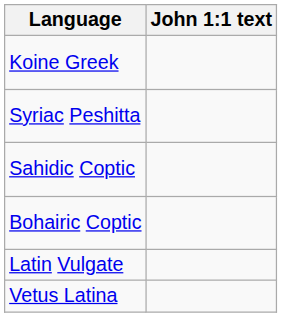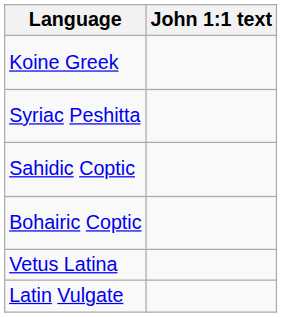rows swapped: (63, 295) <-> (66, 264)
